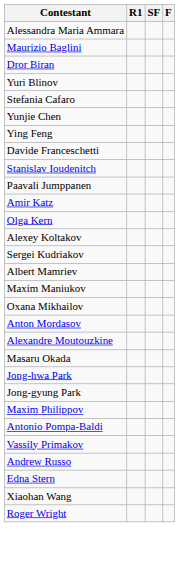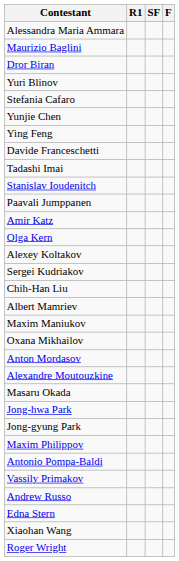+ row: (35, 168)
+ row: (37, 289)
